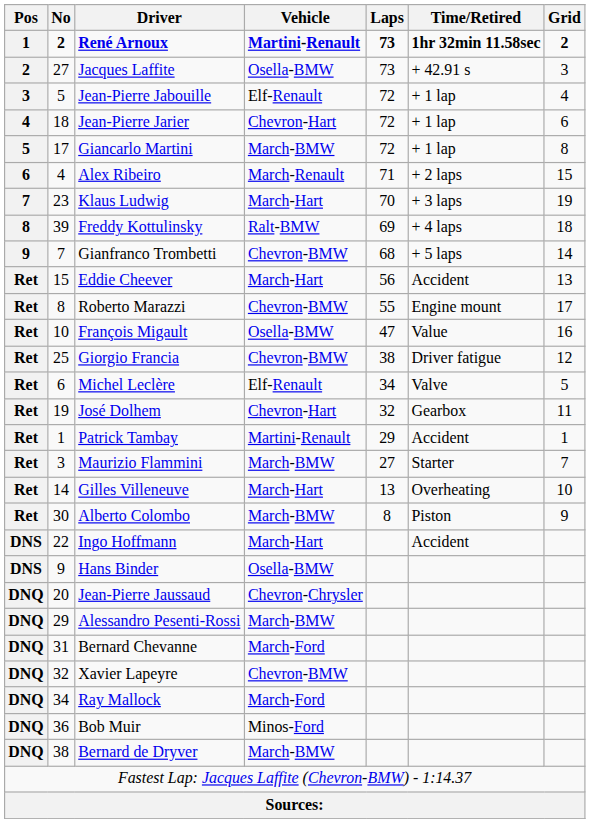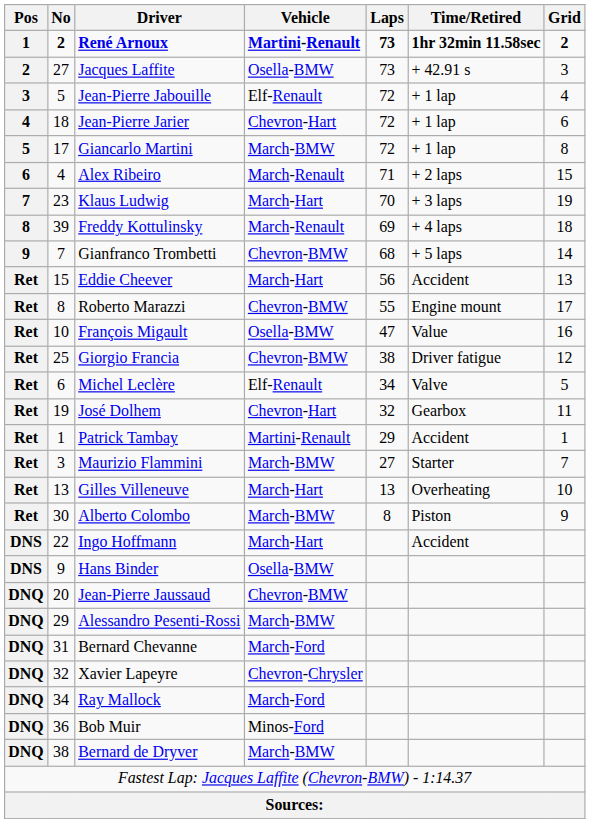(284, 227) Ralt-BMW -> (296, 227) March-Renault
(61, 489) 14 -> (61, 489) 13
(305, 594) Chevron-Chrysler -> (298, 594) Chevron-BMW
(298, 673) Chevron-BMW -> (305, 673) Chevron-Chrysler
